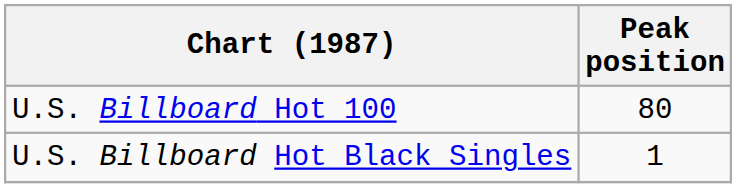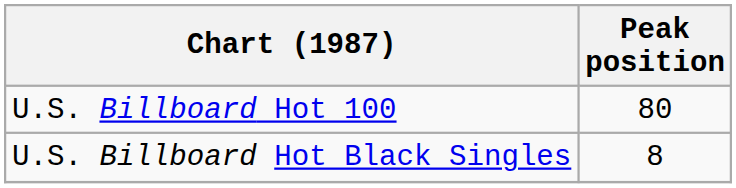(655, 157) 1 -> (655, 157) 8
